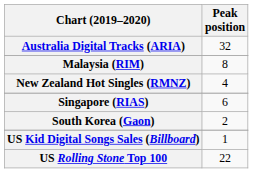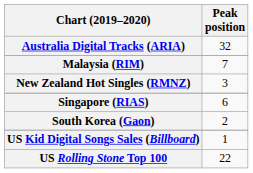(225, 64) 8 -> (225, 64) 7
(225, 83) 4 -> (225, 83) 3
